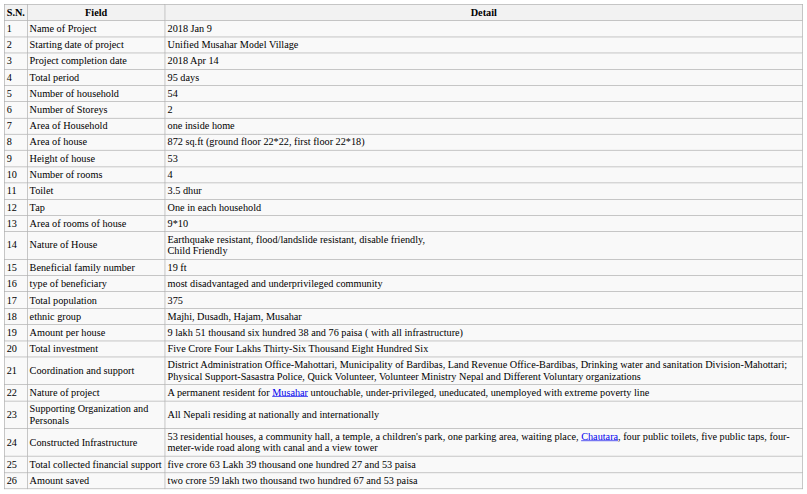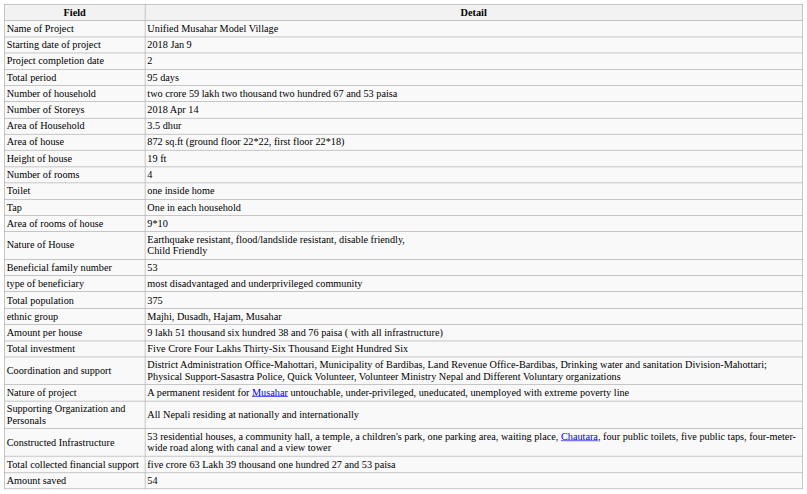- column: (16, 12)
(190, 28) 2018 Jan 9 -> (213, 28) Unified Musahar Model Village
(233, 45) Unified Musahar Model Village -> (170, 45) 2018 Jan 9
(193, 61) 2018 Apr 14 -> (150, 61) 2
(173, 93) 54 -> (272, 93) two crore 59 lakh two thousand two hundred 67 and 53 paisa
(170, 110) 2 -> (173, 110) 2018 Apr 14
(201, 126) one inside home -> (164, 126) 3.5 dhur
(173, 158) 53 -> (157, 158) 19 ft
(185, 191) 3.5 dhur -> (181, 191) one inside home
(177, 267) 19 ft -> (152, 267) 53
(293, 480) two crore 59 lakh two thousand two hundred 67 and 53 paisa -> (152, 480) 54
